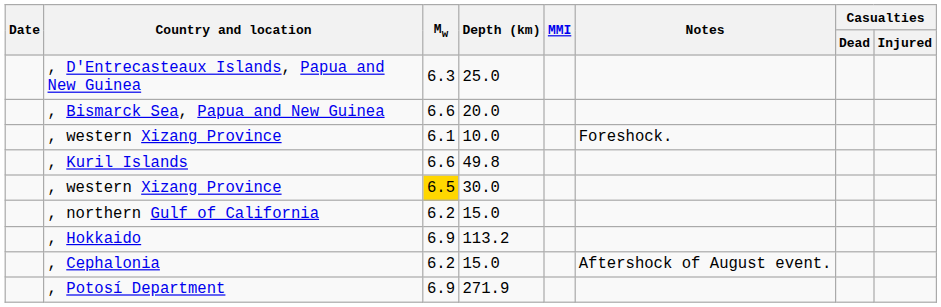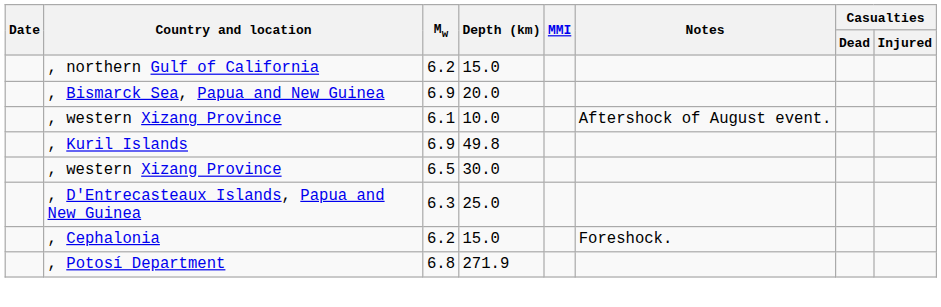rows swapped: (216, 77) <-> (183, 213)
(441, 112) 6.6 -> (441, 94) 6.9
(626, 137) Foreshock. -> (705, 119) Aftershock of August event.
(441, 162) 6.6 -> (441, 144) 6.9
(441, 188) gold background -> (441, 170) no background
- row: (94, 239)
(705, 264) Aftershock of August event. -> (626, 239) Foreshock.
(441, 290) 6.9 -> (441, 264) 6.8
